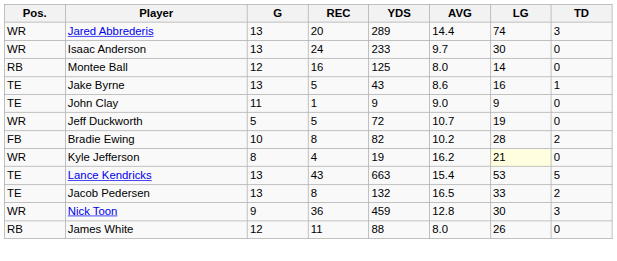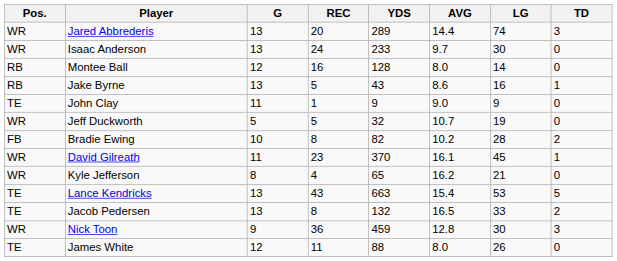(381, 67) 125 -> (381, 67) 128
(14, 85) TE -> (15, 85) RB
(378, 121) 72 -> (378, 121) 32
+ row: (104, 157)
(378, 157) 19 -> (378, 175) 65
(499, 157) lightyellow background -> (499, 175) no background
(15, 229) RB -> (14, 247) TE
